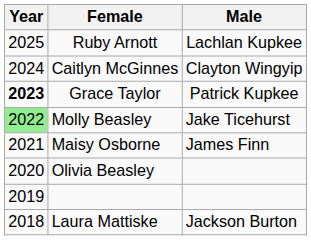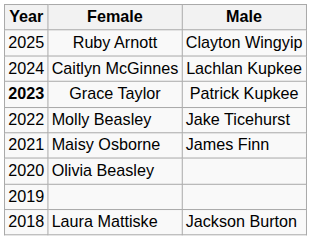(244, 42) Lachlan Kupkee -> (244, 42) Clayton Wingyip
(244, 68) Clayton Wingyip -> (244, 68) Lachlan Kupkee
(26, 119) lightgreen background -> (26, 119) no background
